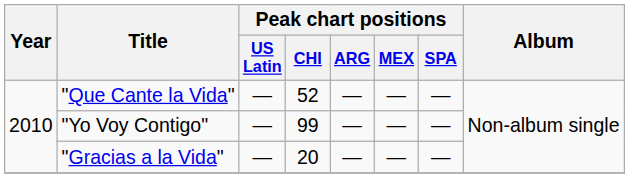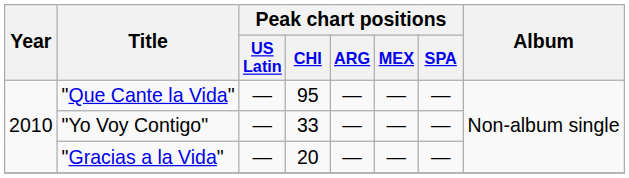(308, 95) 52 -> (308, 95) 95
(308, 126) 99 -> (308, 126) 33
